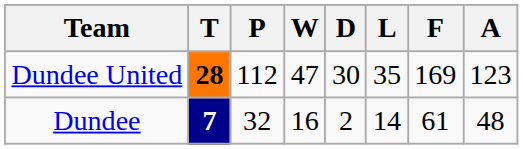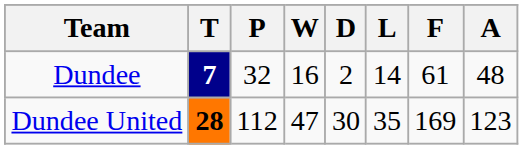rows swapped: (97, 120) <-> (97, 74)
